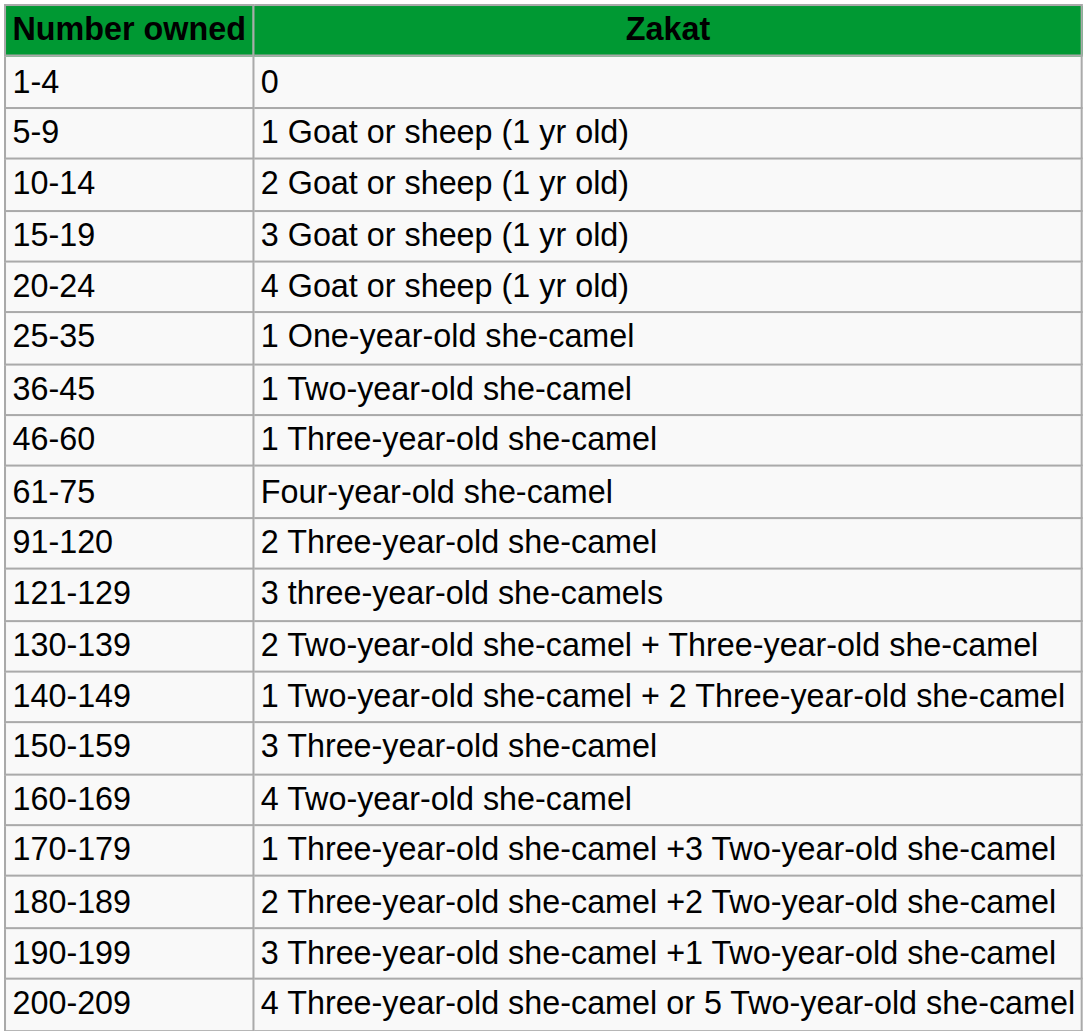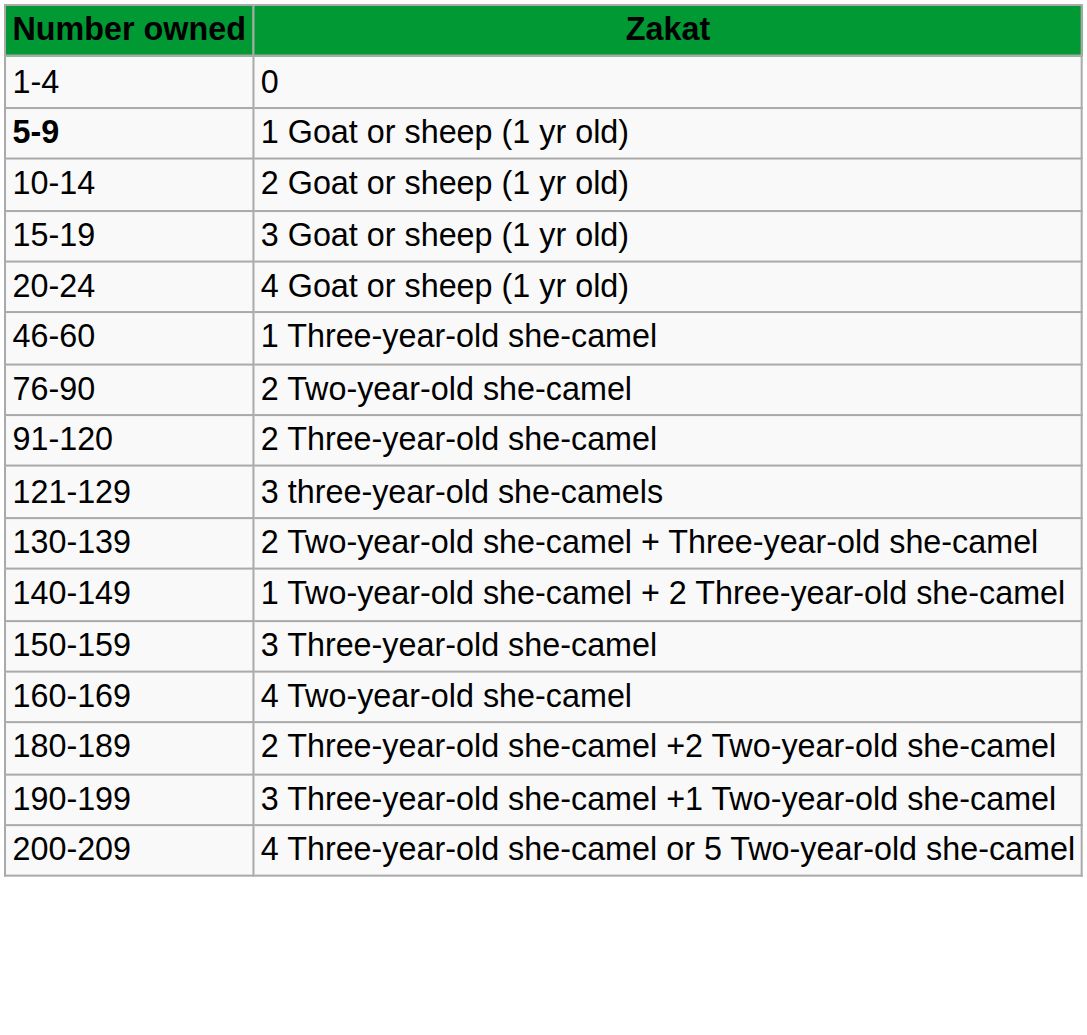(36, 132) normal -> (36, 132) bold
- row: (448, 337)
- row: (446, 388)
- row: (437, 491)
+ row: (446, 388)
- row: (659, 850)
